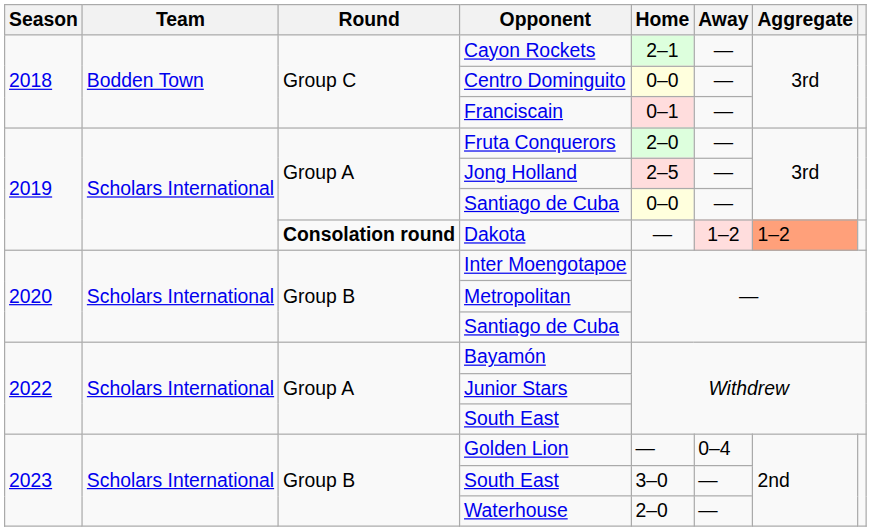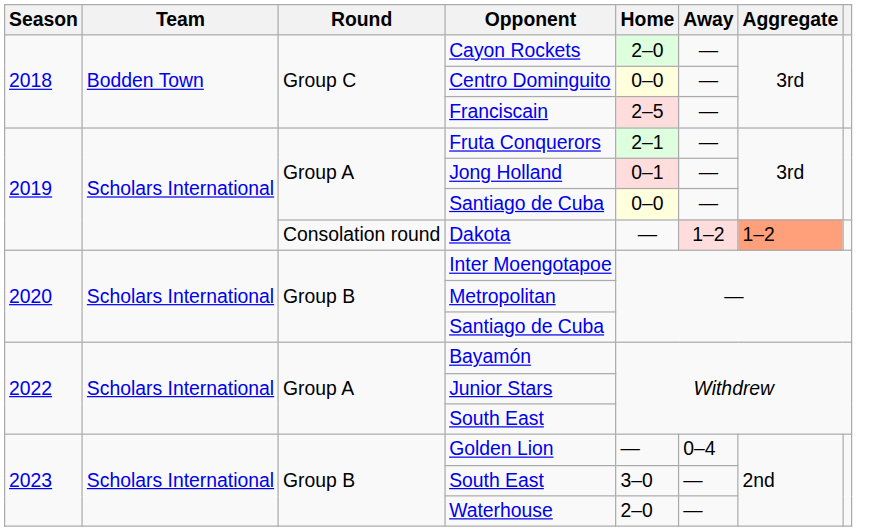(662, 50) 2–1 -> (647, 50) 2–0
(662, 111) 0–1 -> (647, 111) 2–5
(662, 142) 2–0 -> (647, 142) 2–1
(662, 173) 2–5 -> (647, 173) 0–1
(369, 234) bold -> (362, 234) normal
